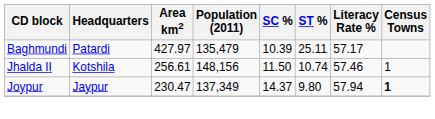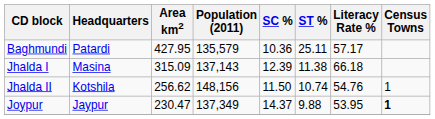(172, 49) 427.97 -> (172, 49) 427.95
(217, 49) 135,479 -> (217, 49) 135,579
(277, 49) 10.39 -> (277, 49) 10.36
+ row: (28, 67)
(172, 67) 256.61 -> (172, 86) 256.62
(348, 67) 57.46 -> (348, 86) 54.76
(310, 86) 9.80 -> (310, 105) 9.88
(348, 86) 57.94 -> (348, 105) 53.95
